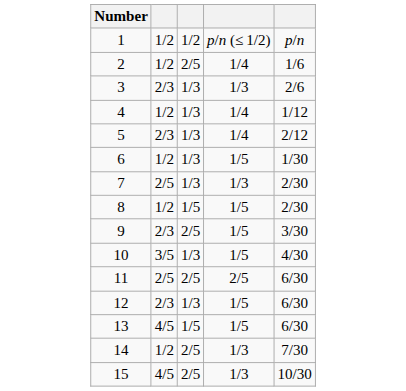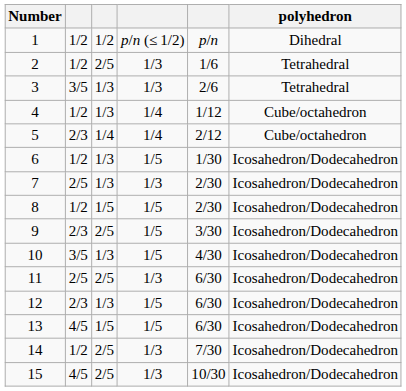+ column: (315, 16)
(239, 64) 1/4 -> (153, 64) 1/3
(164, 87) 2/3 -> (78, 87) 3/5
(191, 135) 1/3 -> (104, 135) 1/4
(239, 278) 2/5 -> (153, 278) 1/3
